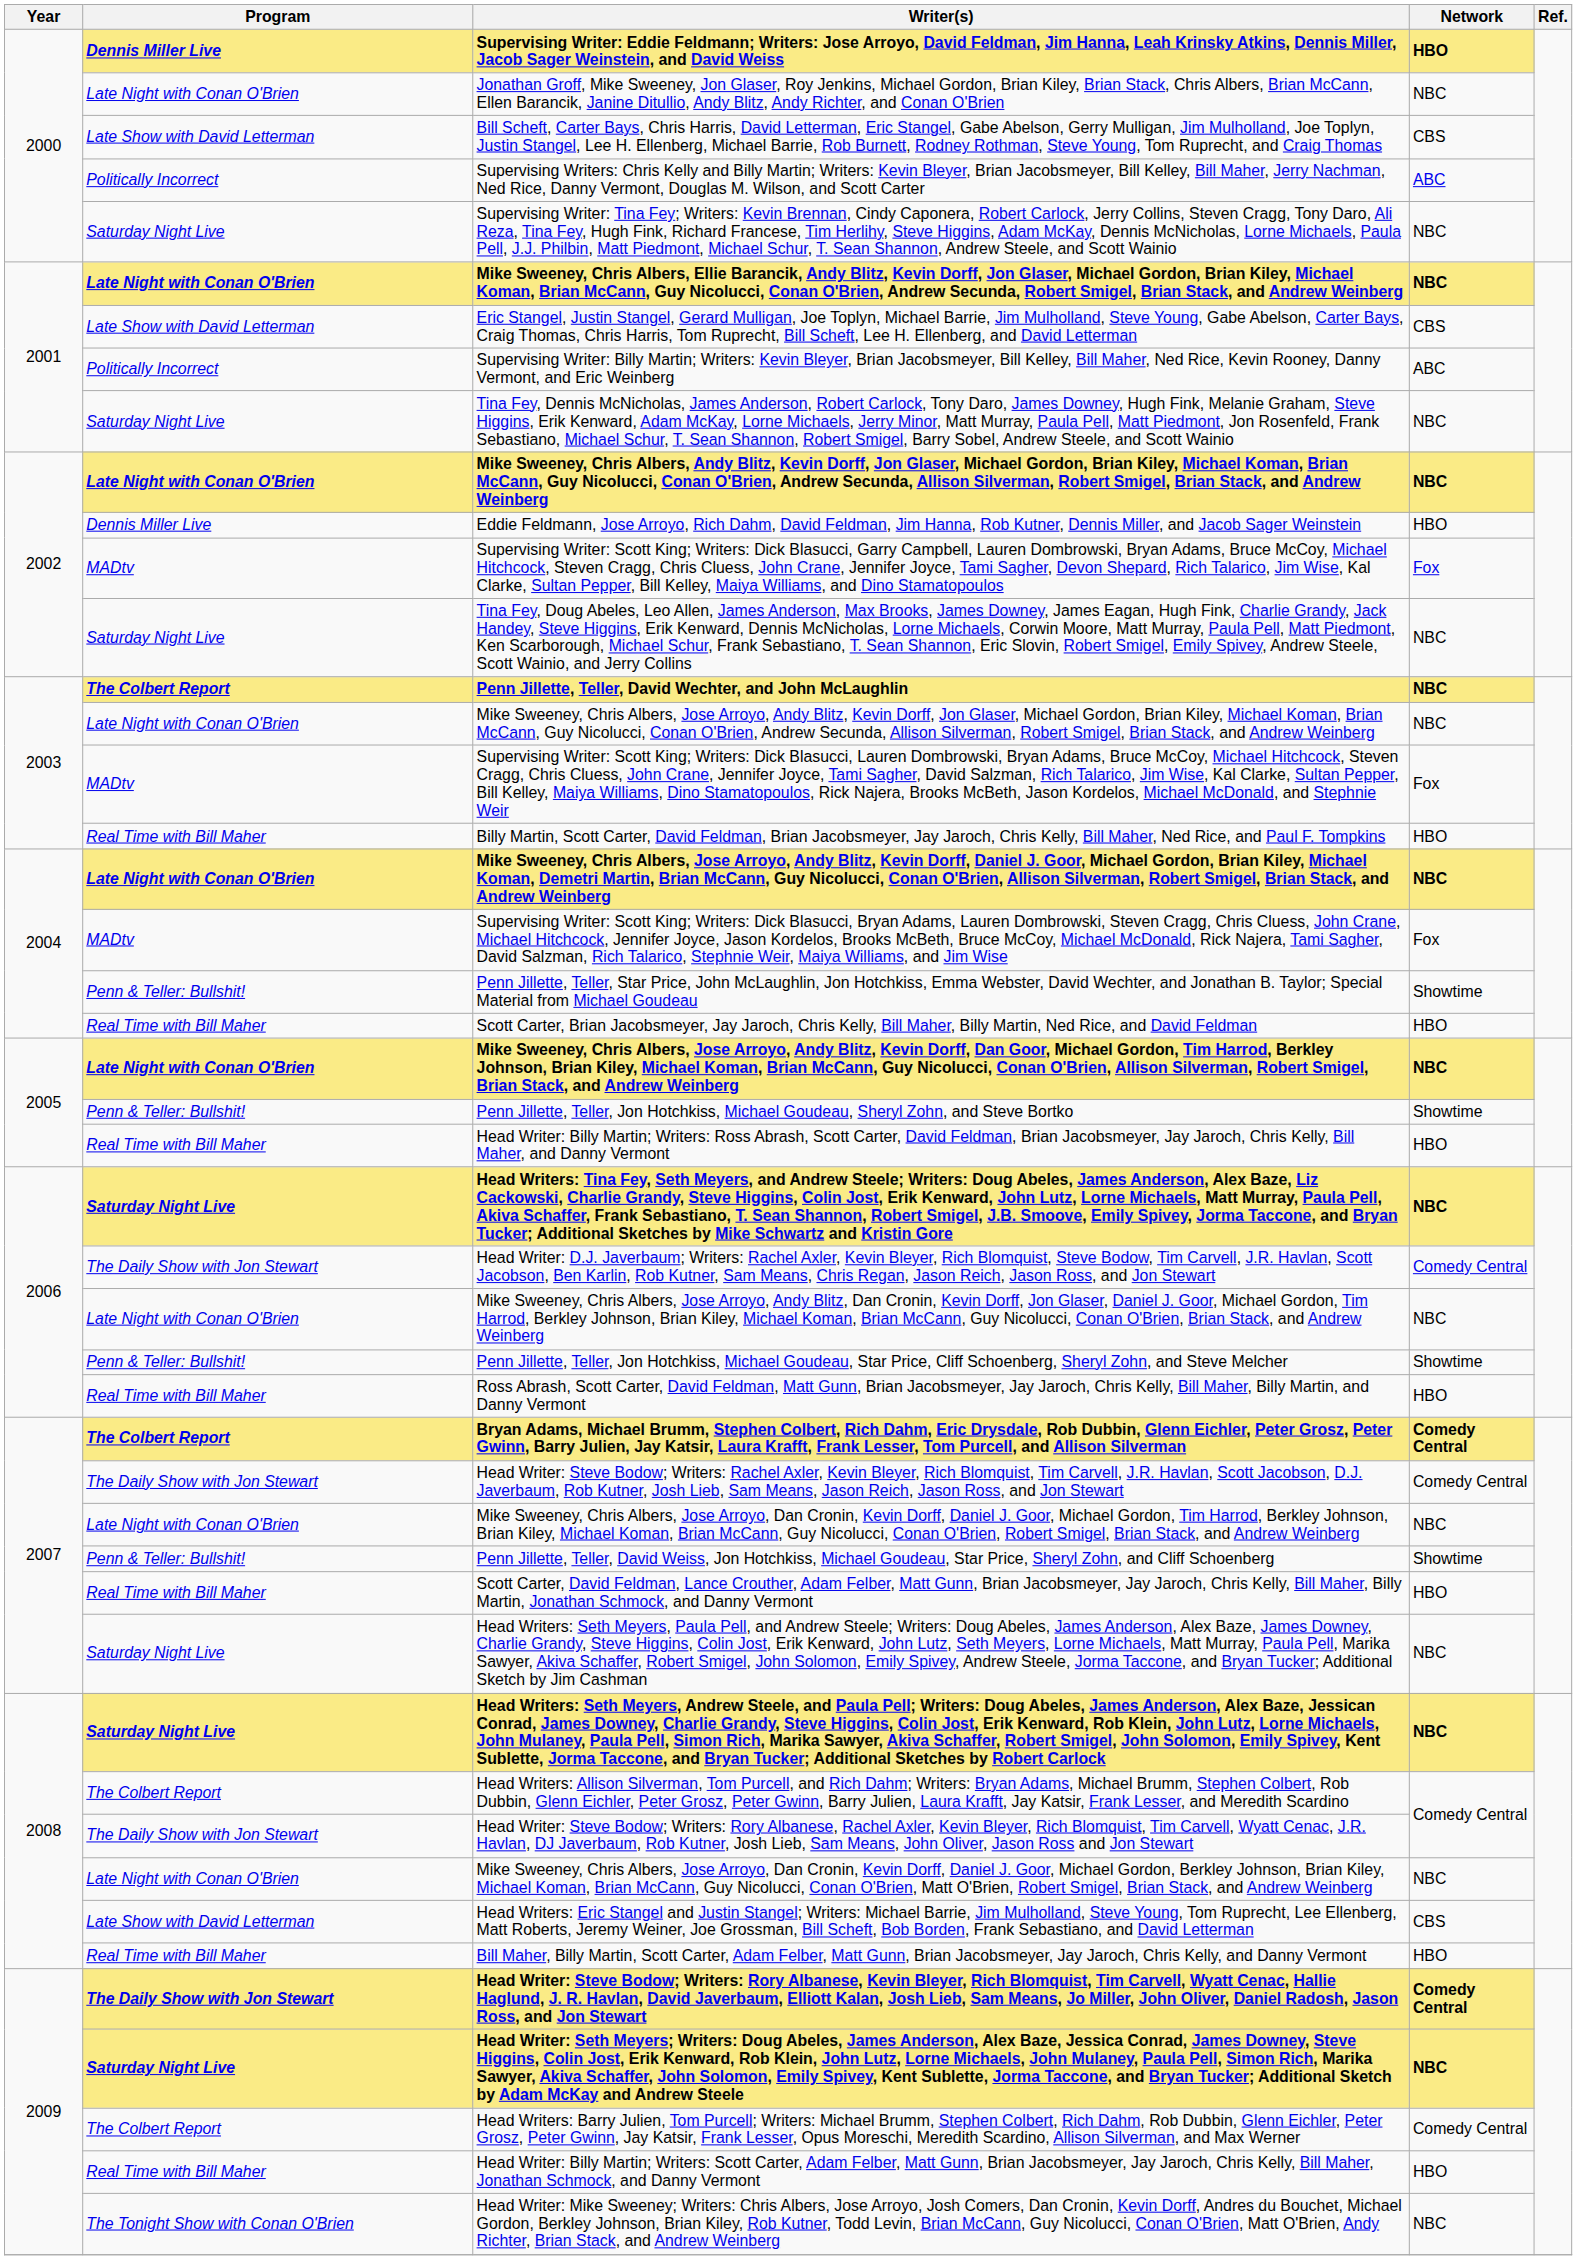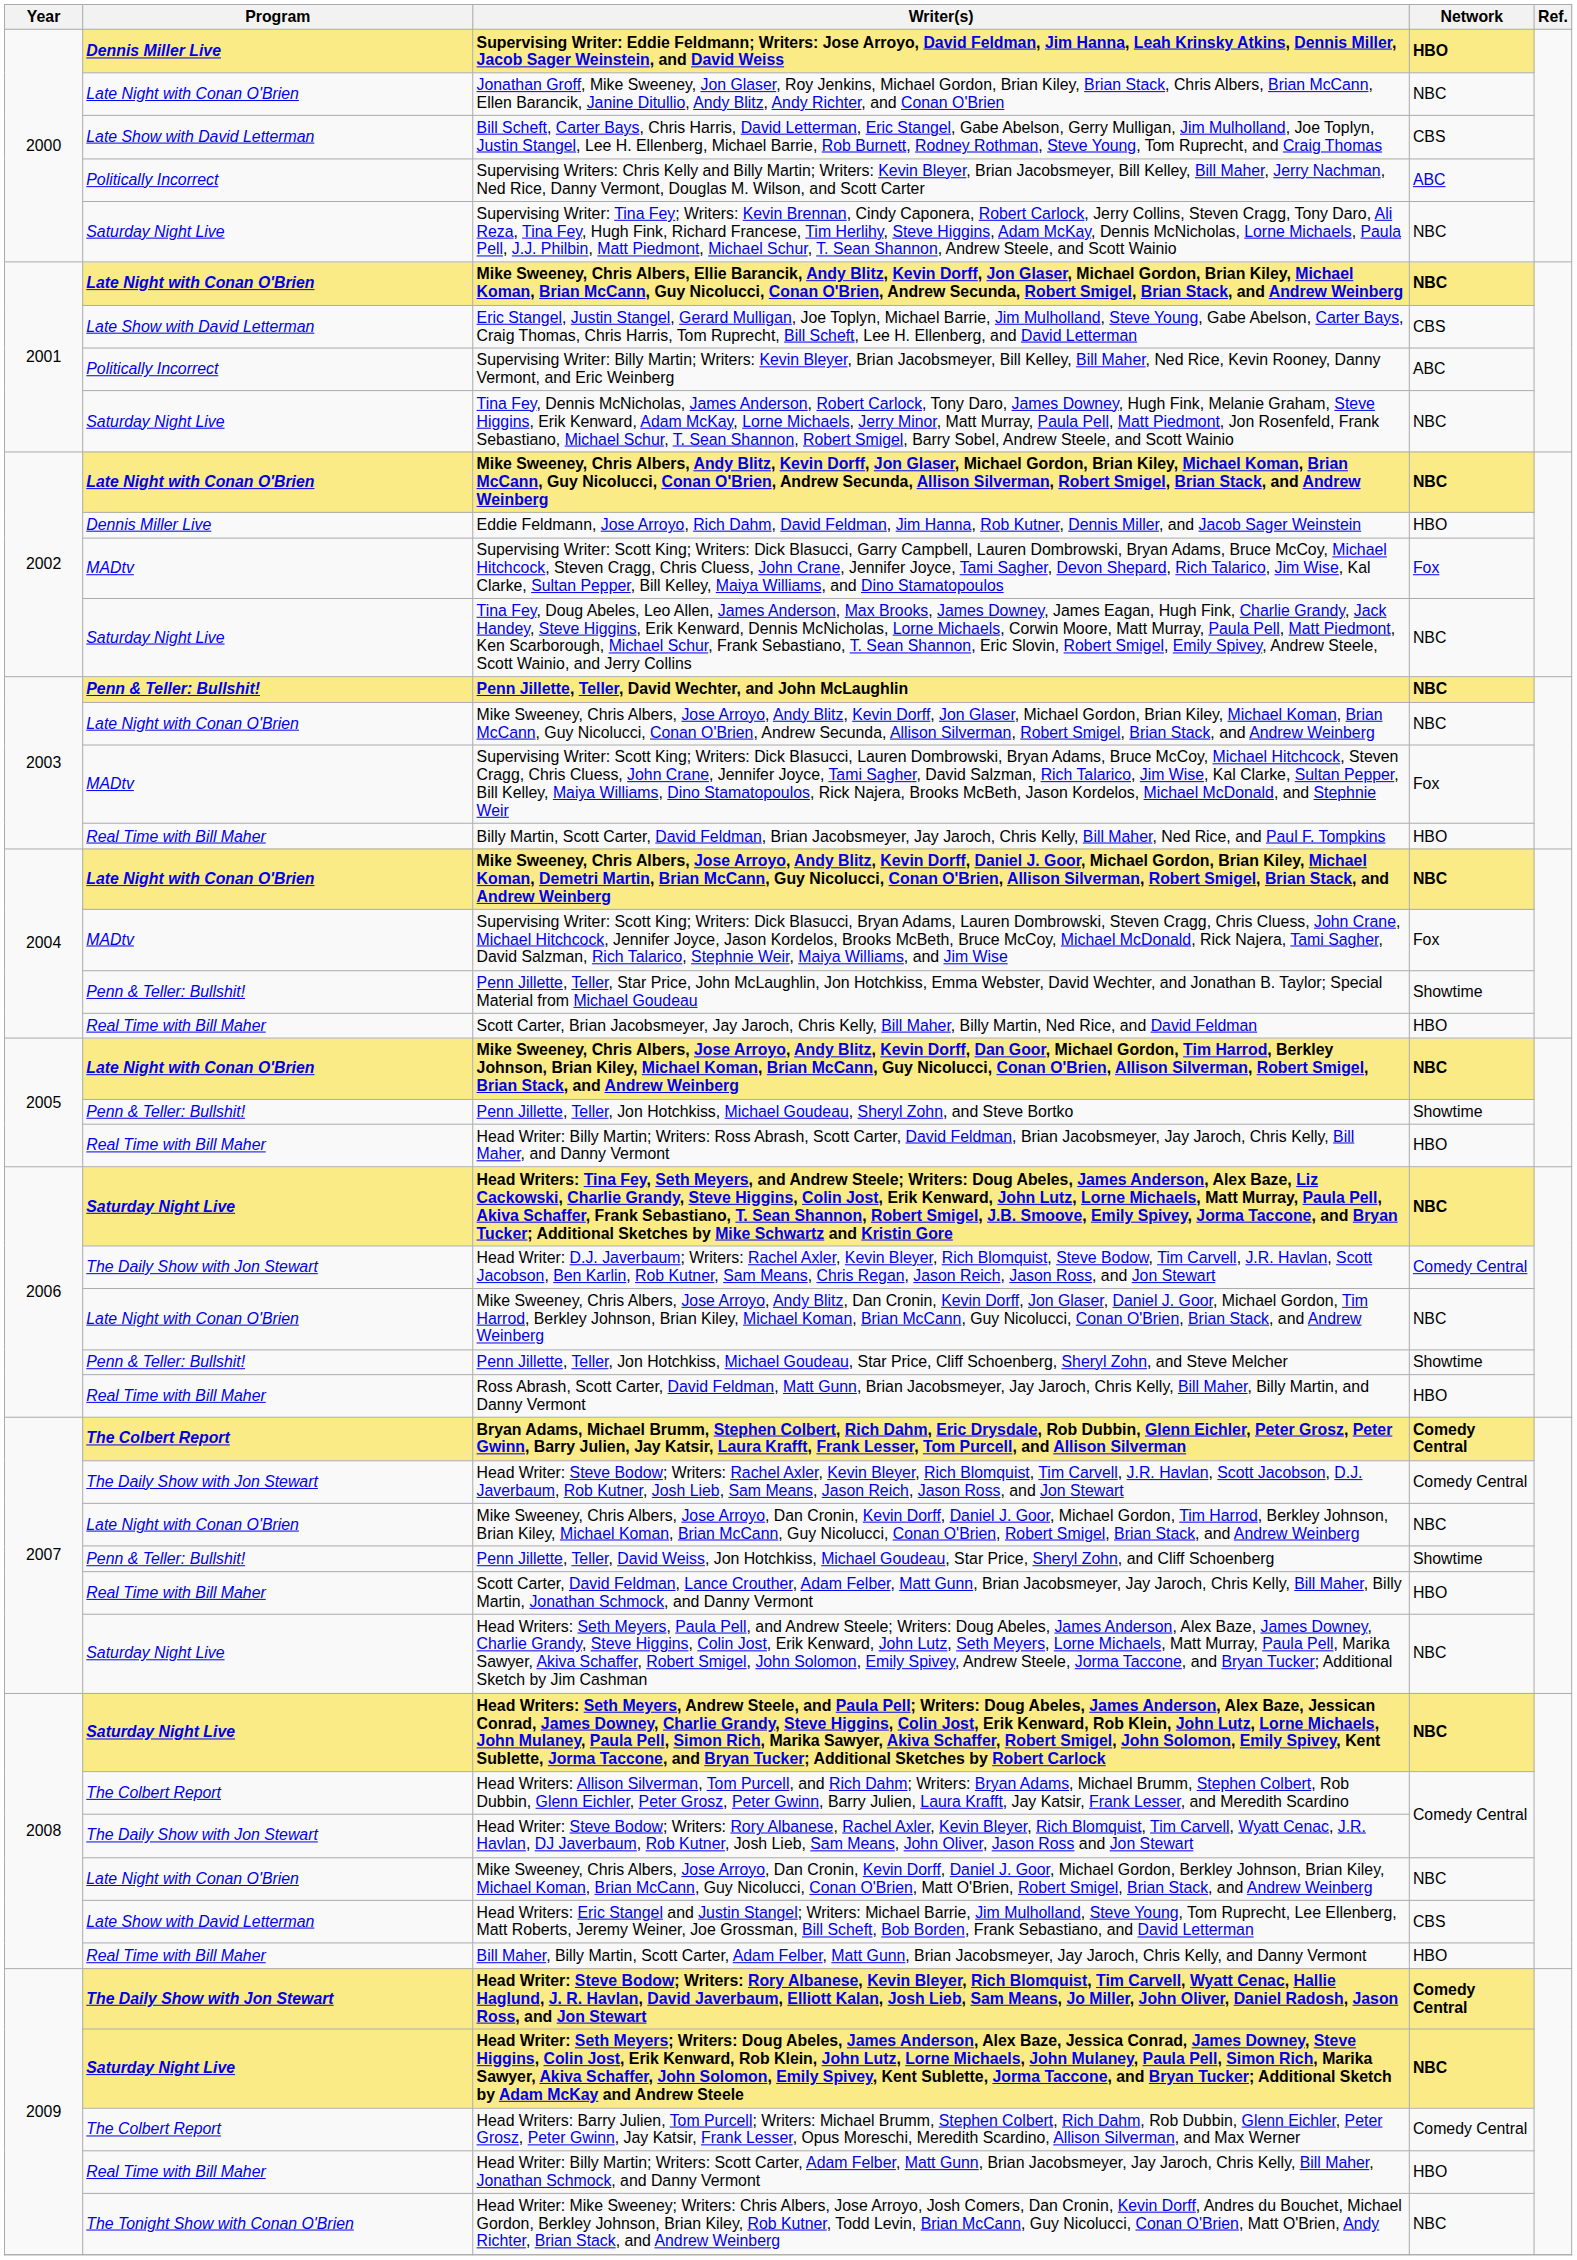(158, 689) The Colbert Report -> (173, 689) Penn & Teller: Bullshit!
